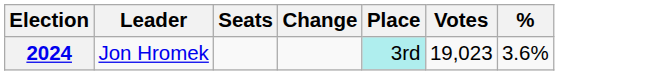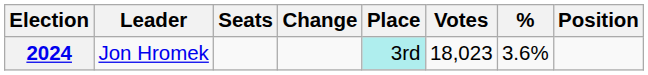+ column: (598, 20)
(461, 53) 19,023 -> (461, 53) 18,023
